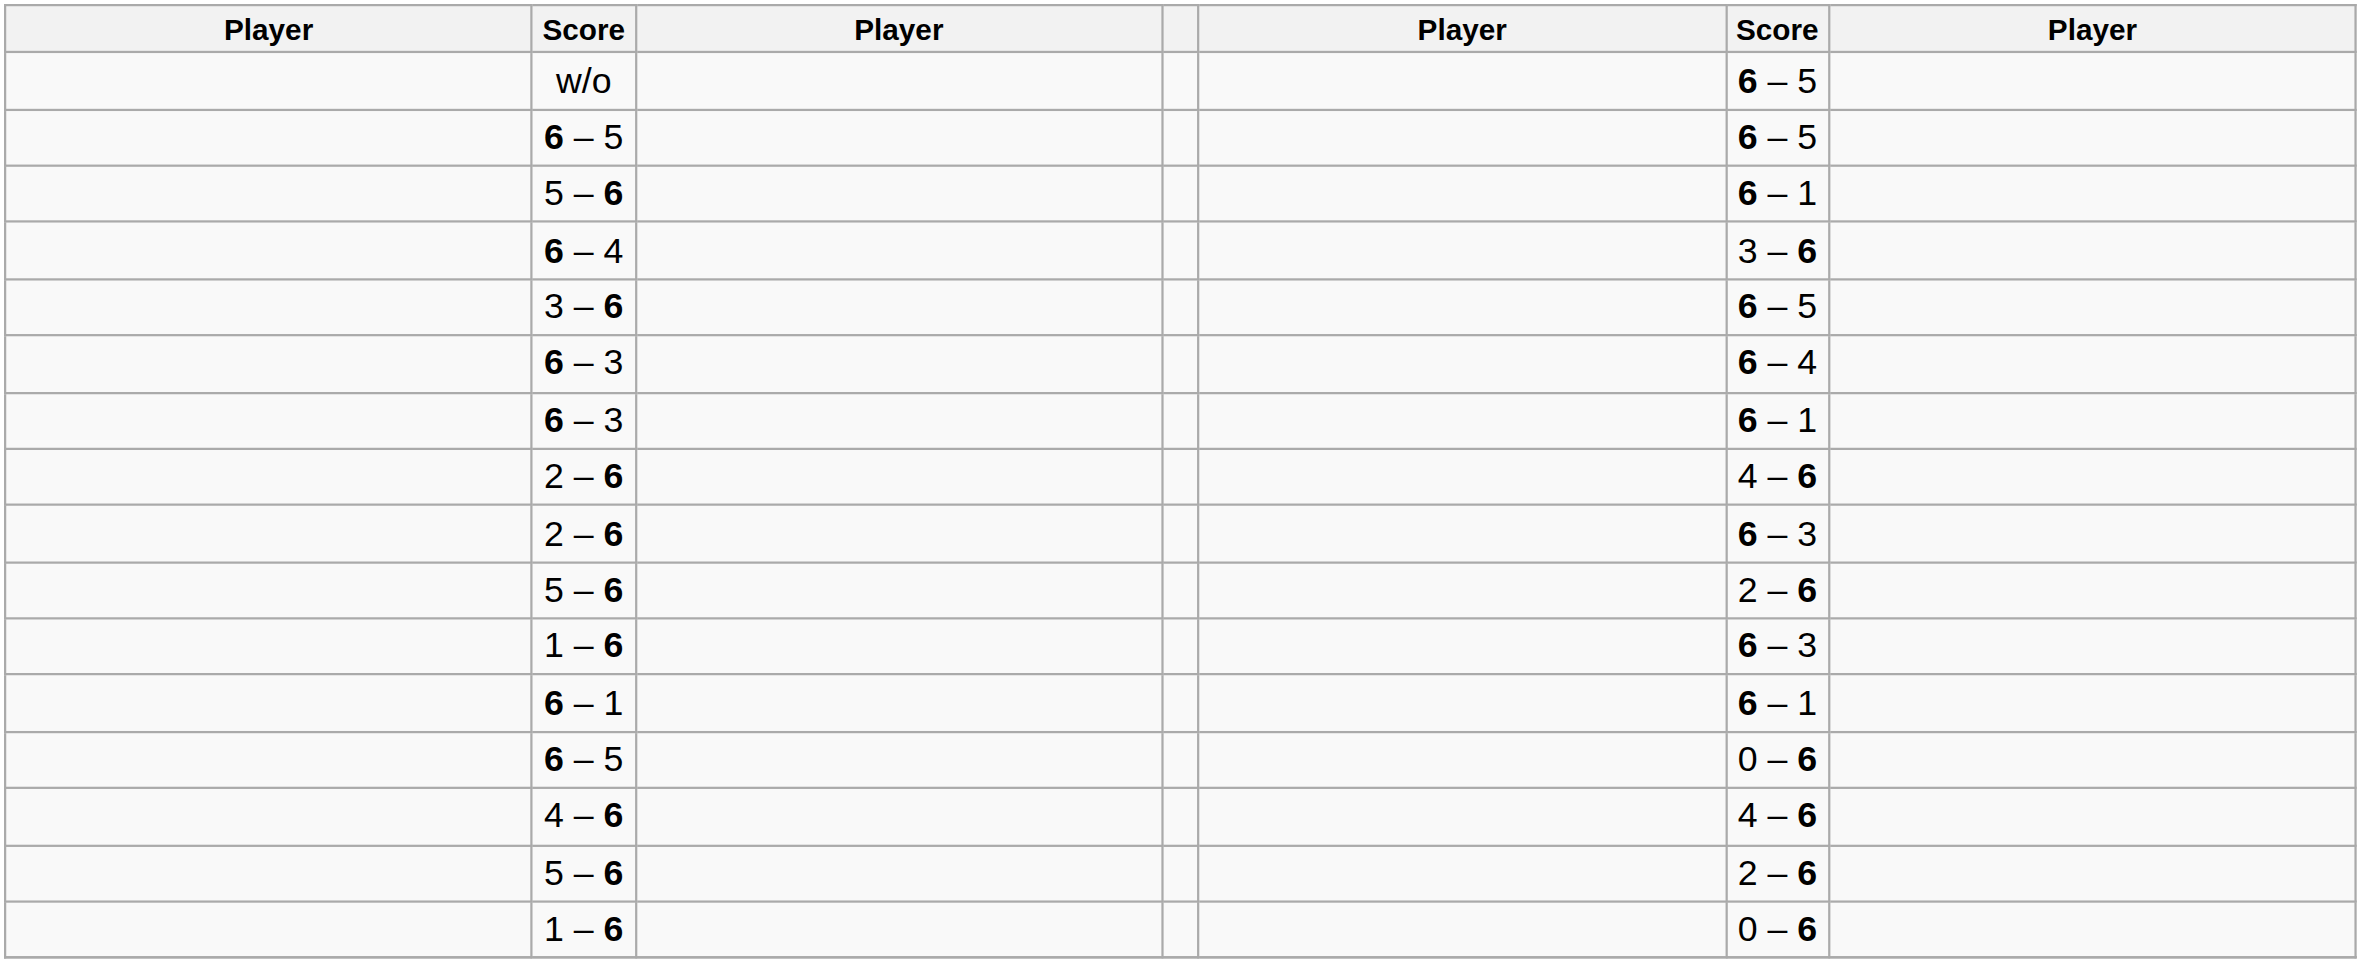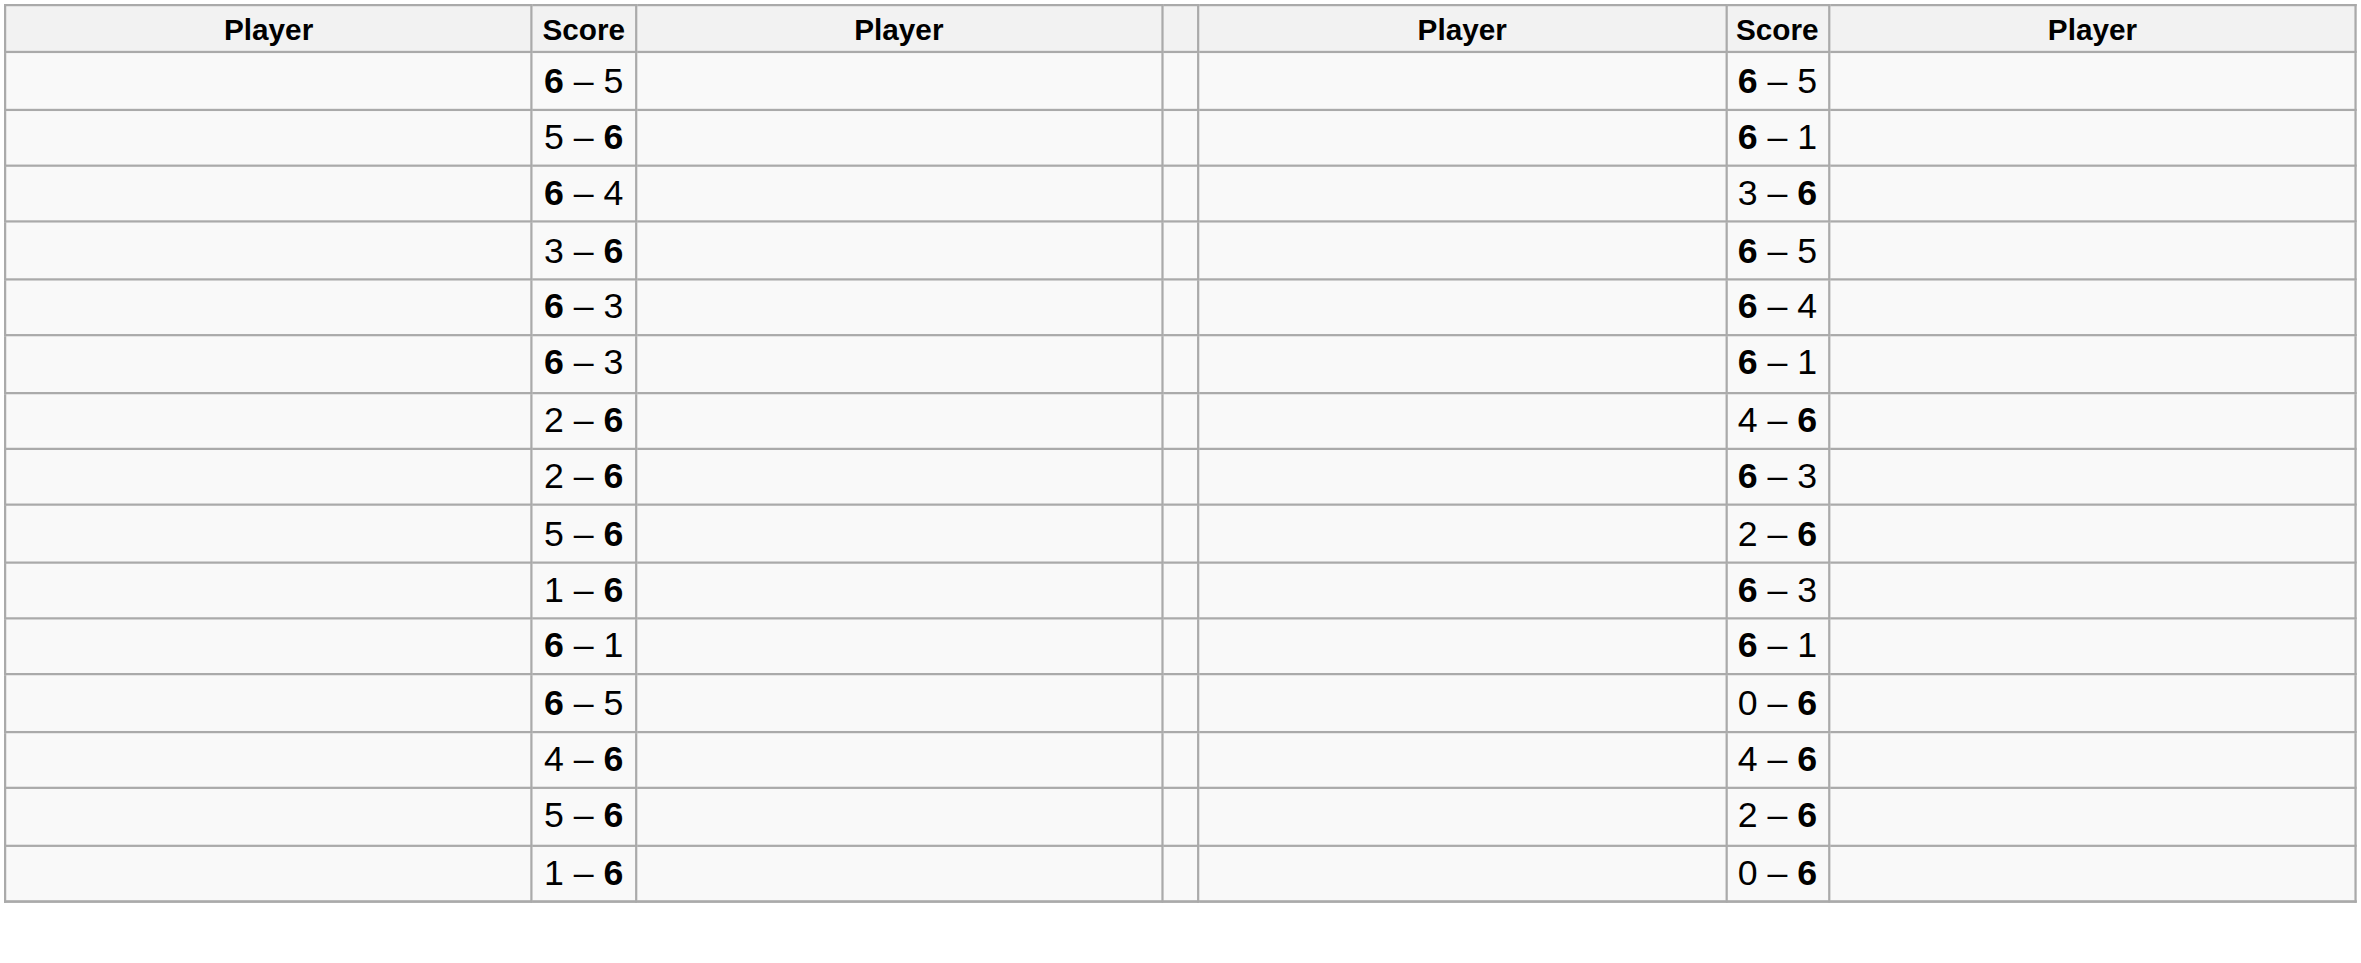- row: (269, 81)
